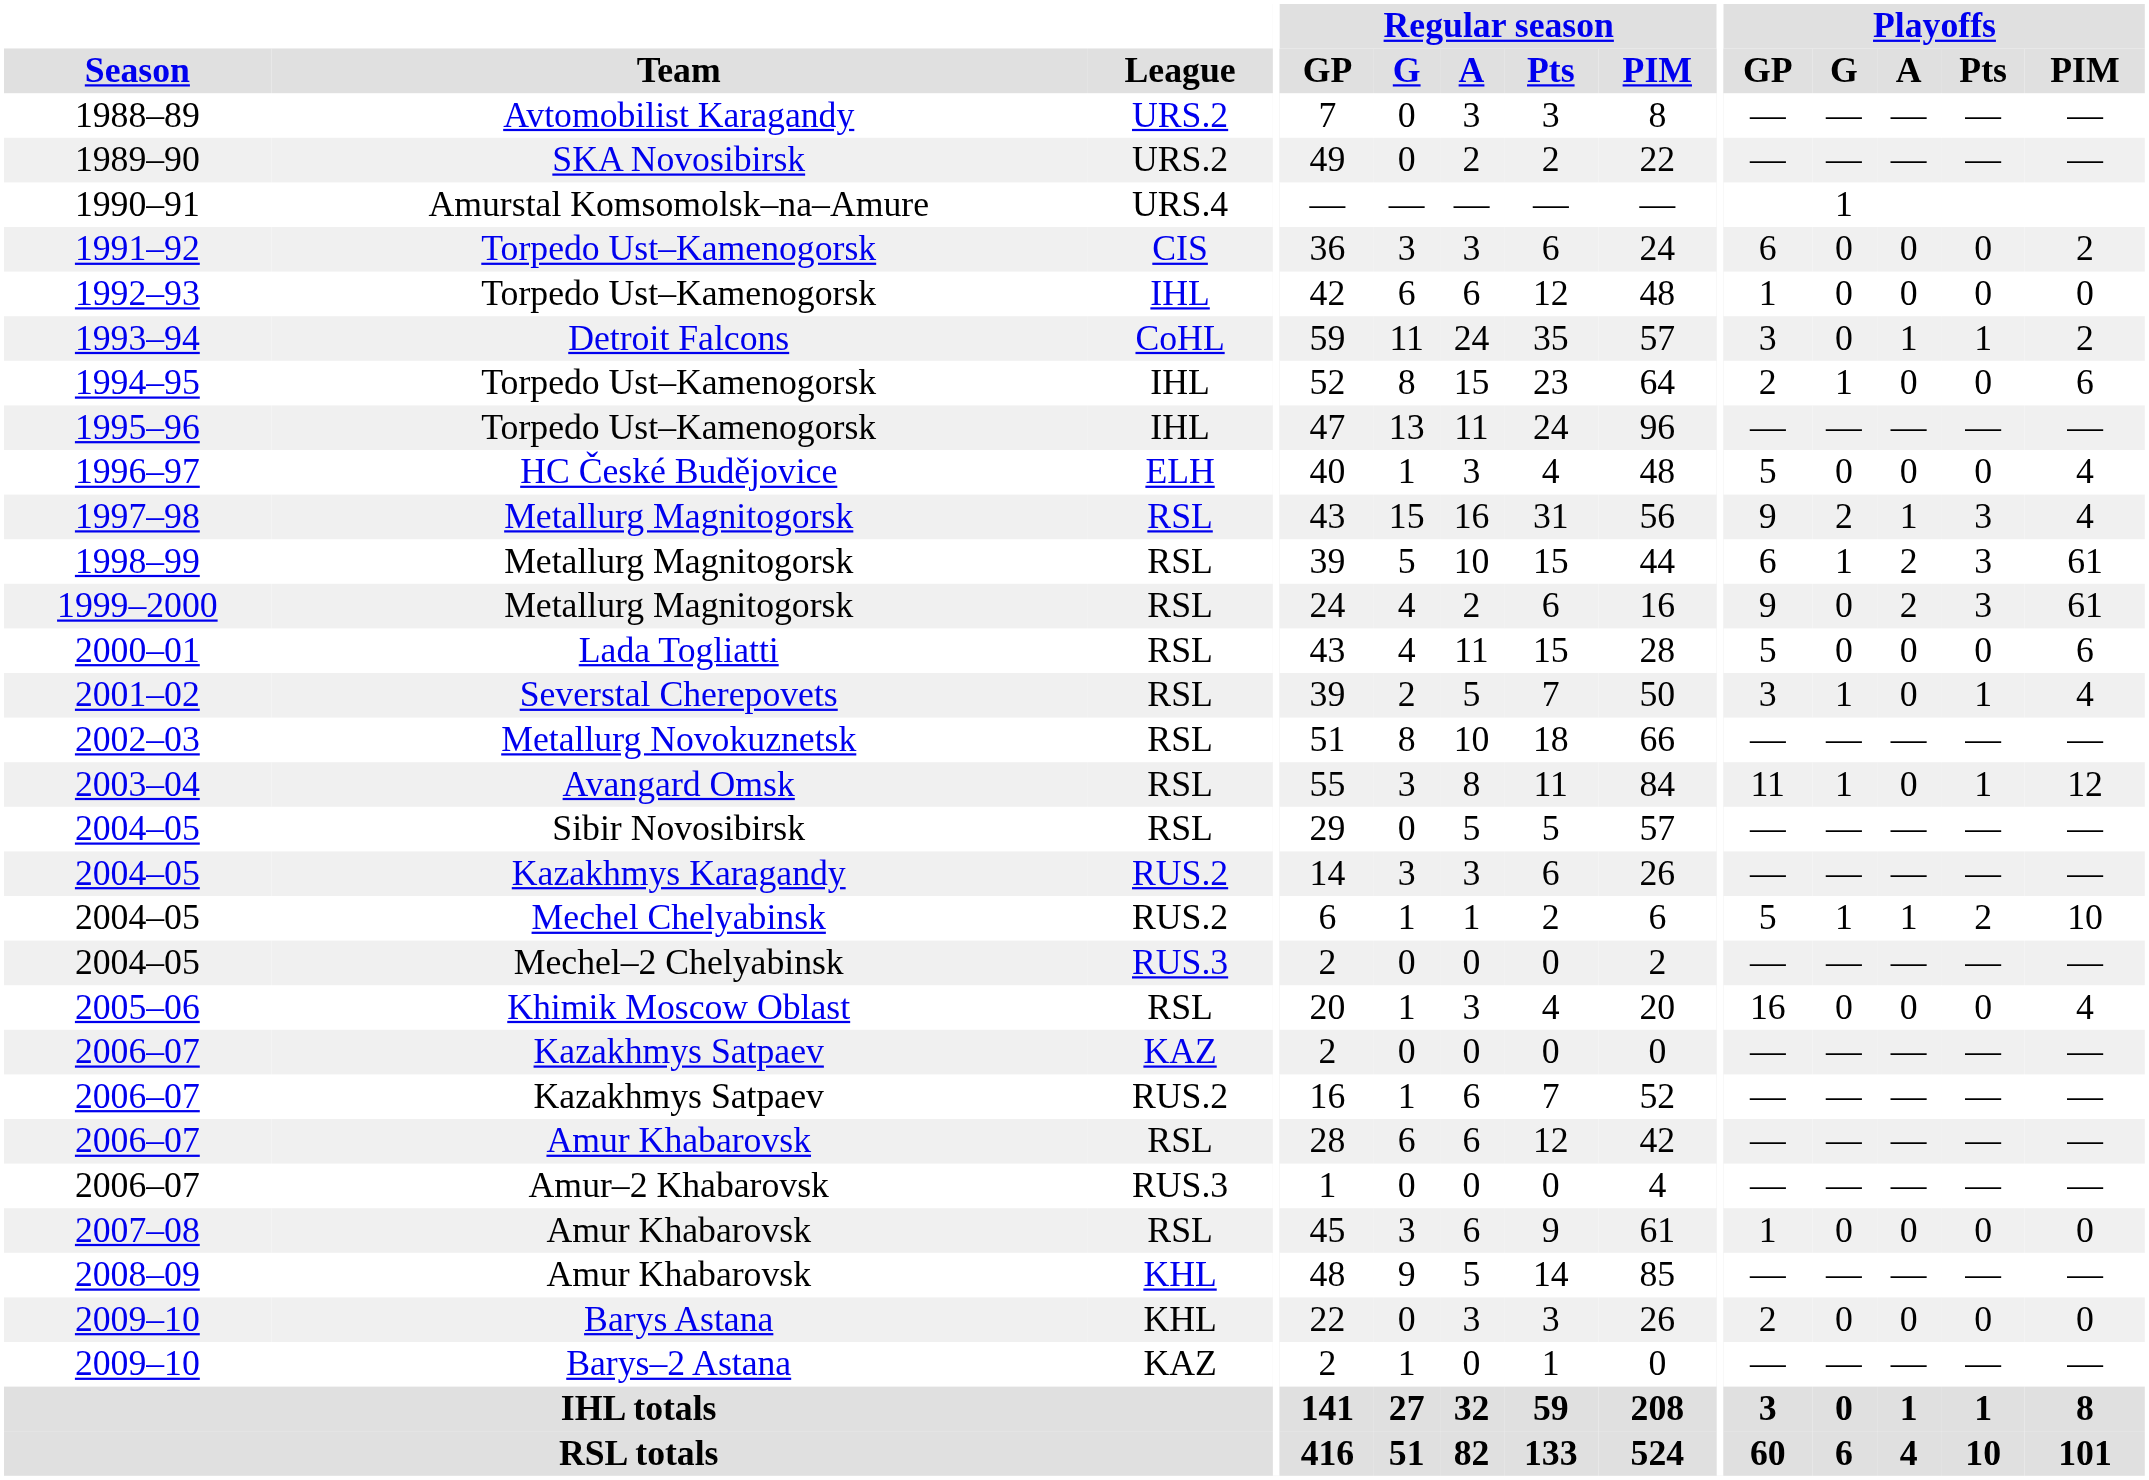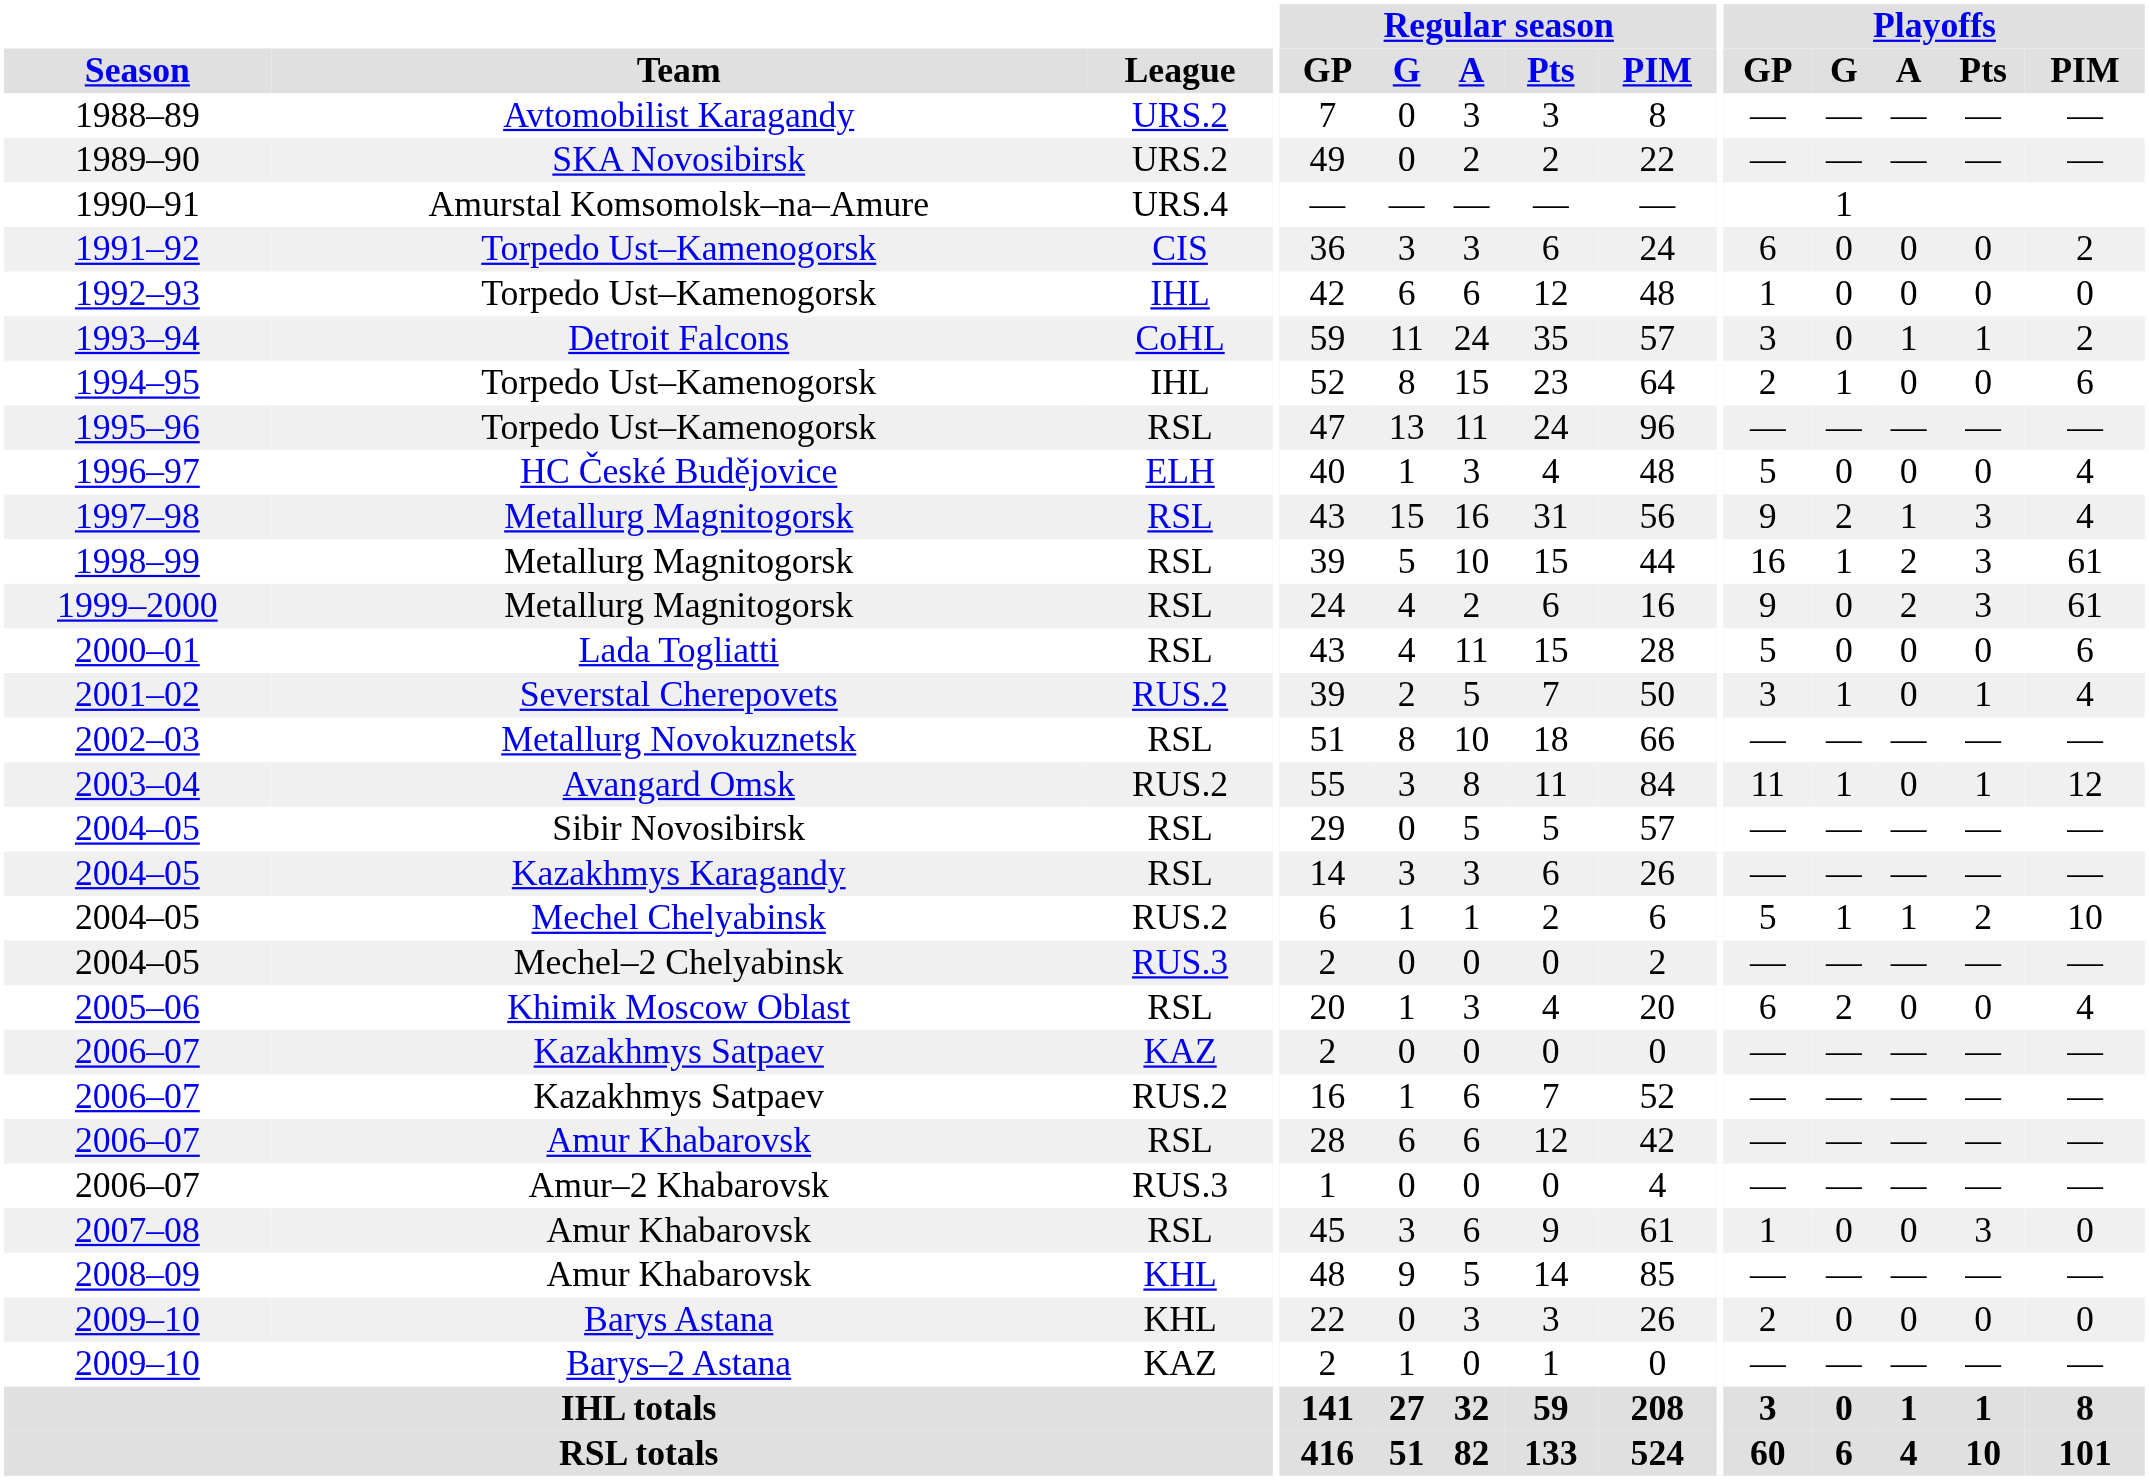(1180, 427) IHL -> (1180, 427) RSL
(1768, 560) 6 -> (1768, 560) 16
(1180, 694) RSL -> (1180, 694) RUS.2
(1180, 783) RSL -> (1180, 783) RUS.2
(1180, 873) RUS.2 -> (1180, 873) RSL
(1768, 1006) 16 -> (1768, 1006) 6
(1844, 1006) 0 -> (1844, 1006) 2
(1983, 1229) 0 -> (1983, 1229) 3
